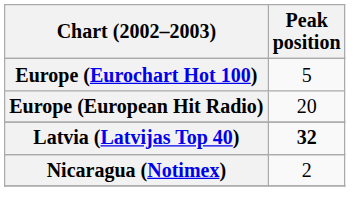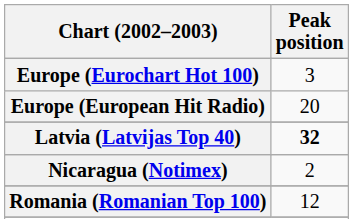(307, 74) 5 -> (310, 74) 3
+ row: (138, 201)
